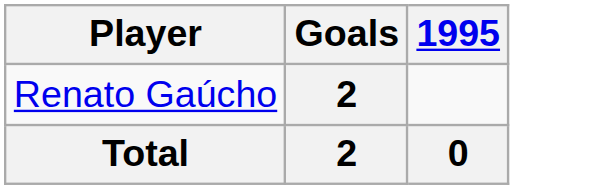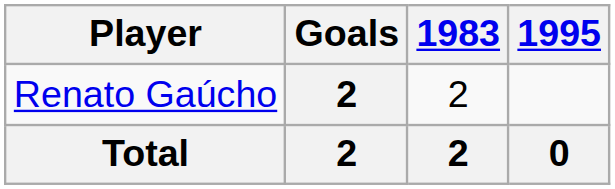+ column: (458, 34)
